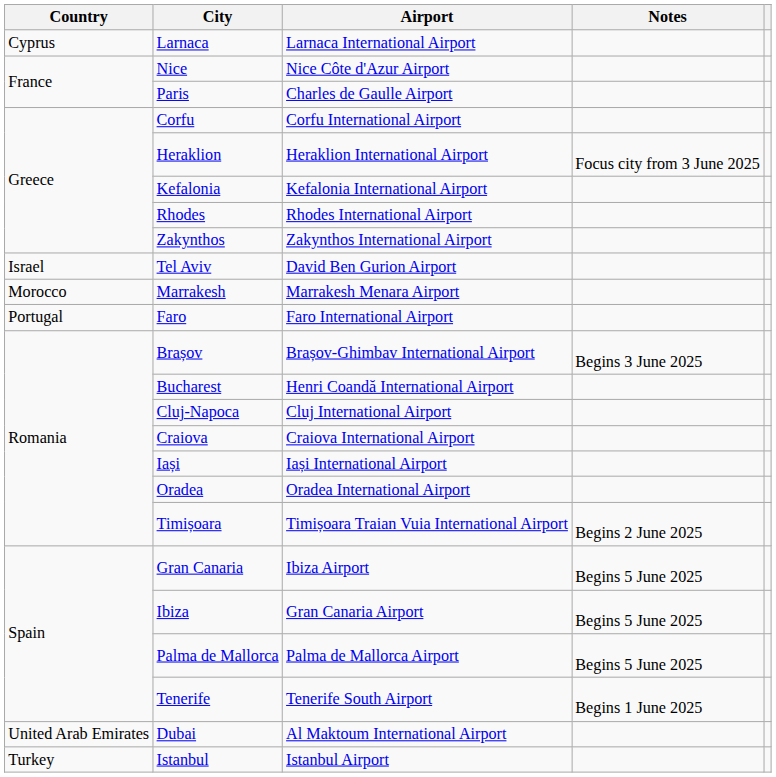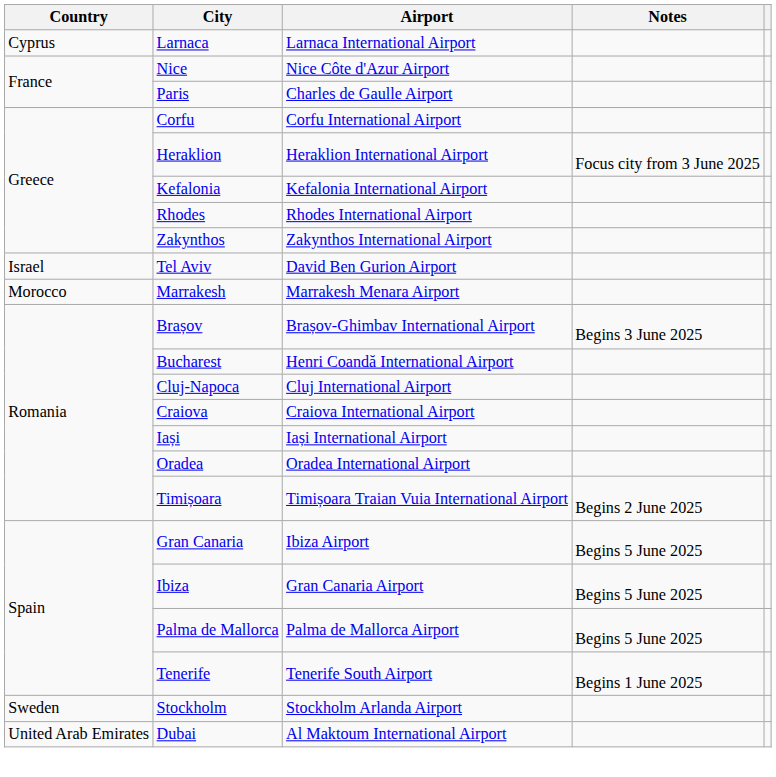- row: (171, 317)
+ row: (192, 708)
- row: (183, 759)
